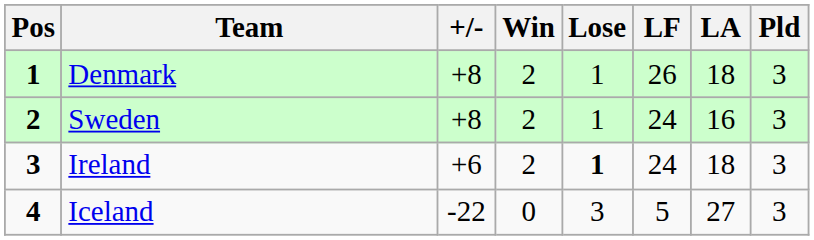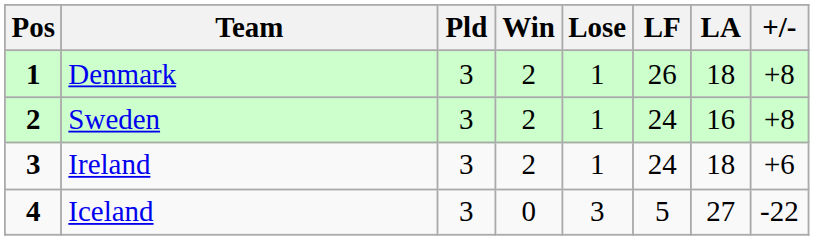columns swapped: (779, 27) <-> (466, 27)
(597, 165) bold -> (597, 165) normal
